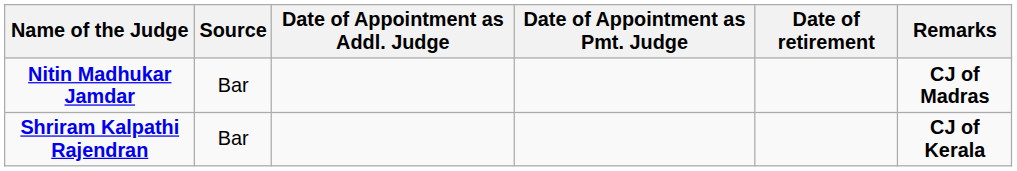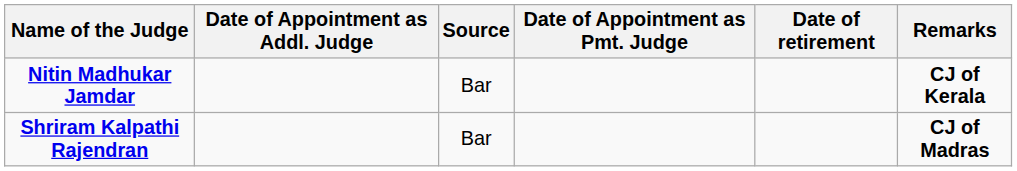columns swapped: (233, 31) <-> (393, 31)
(955, 85) CJ of Madras -> (955, 85) CJ of Kerala
(955, 138) CJ of Kerala -> (955, 138) CJ of Madras
